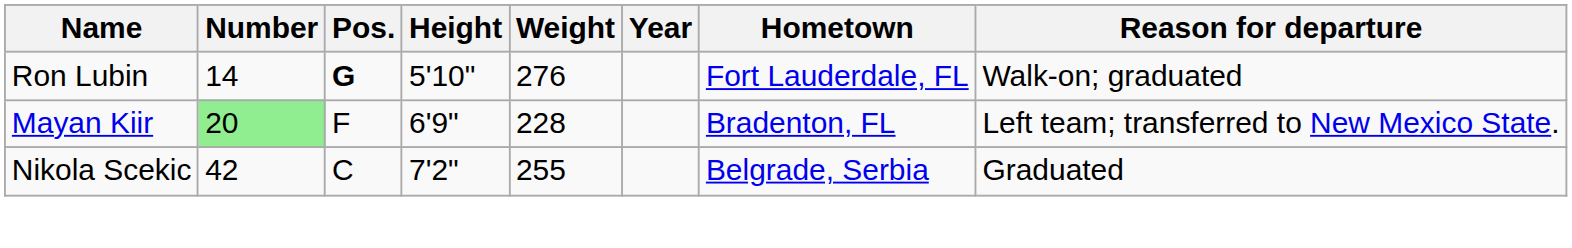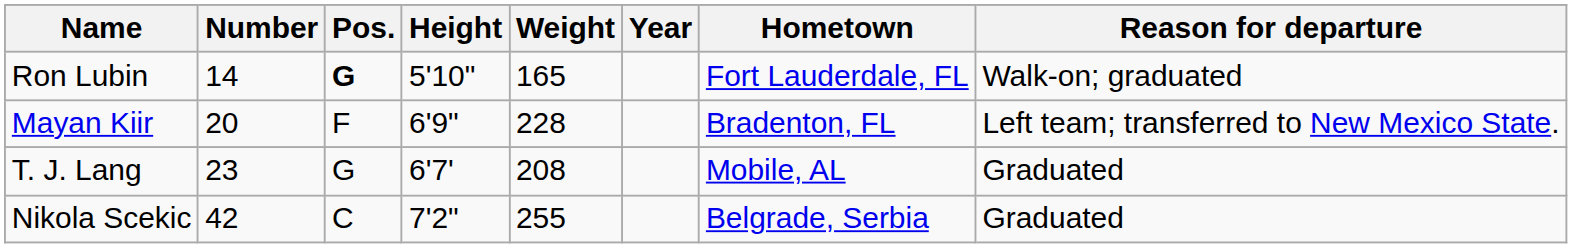(541, 75) 276 -> (541, 75) 165
(222, 123) lightgreen background -> (222, 123) no background
+ row: (77, 170)
